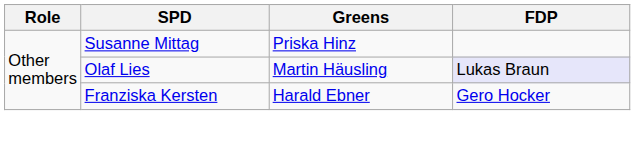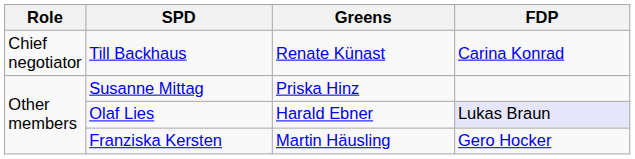+ row: (138, 52)
(330, 69) Martin Häusling -> (325, 114) Harald Ebner
(321, 95) Harald Ebner -> (333, 140) Martin Häusling
